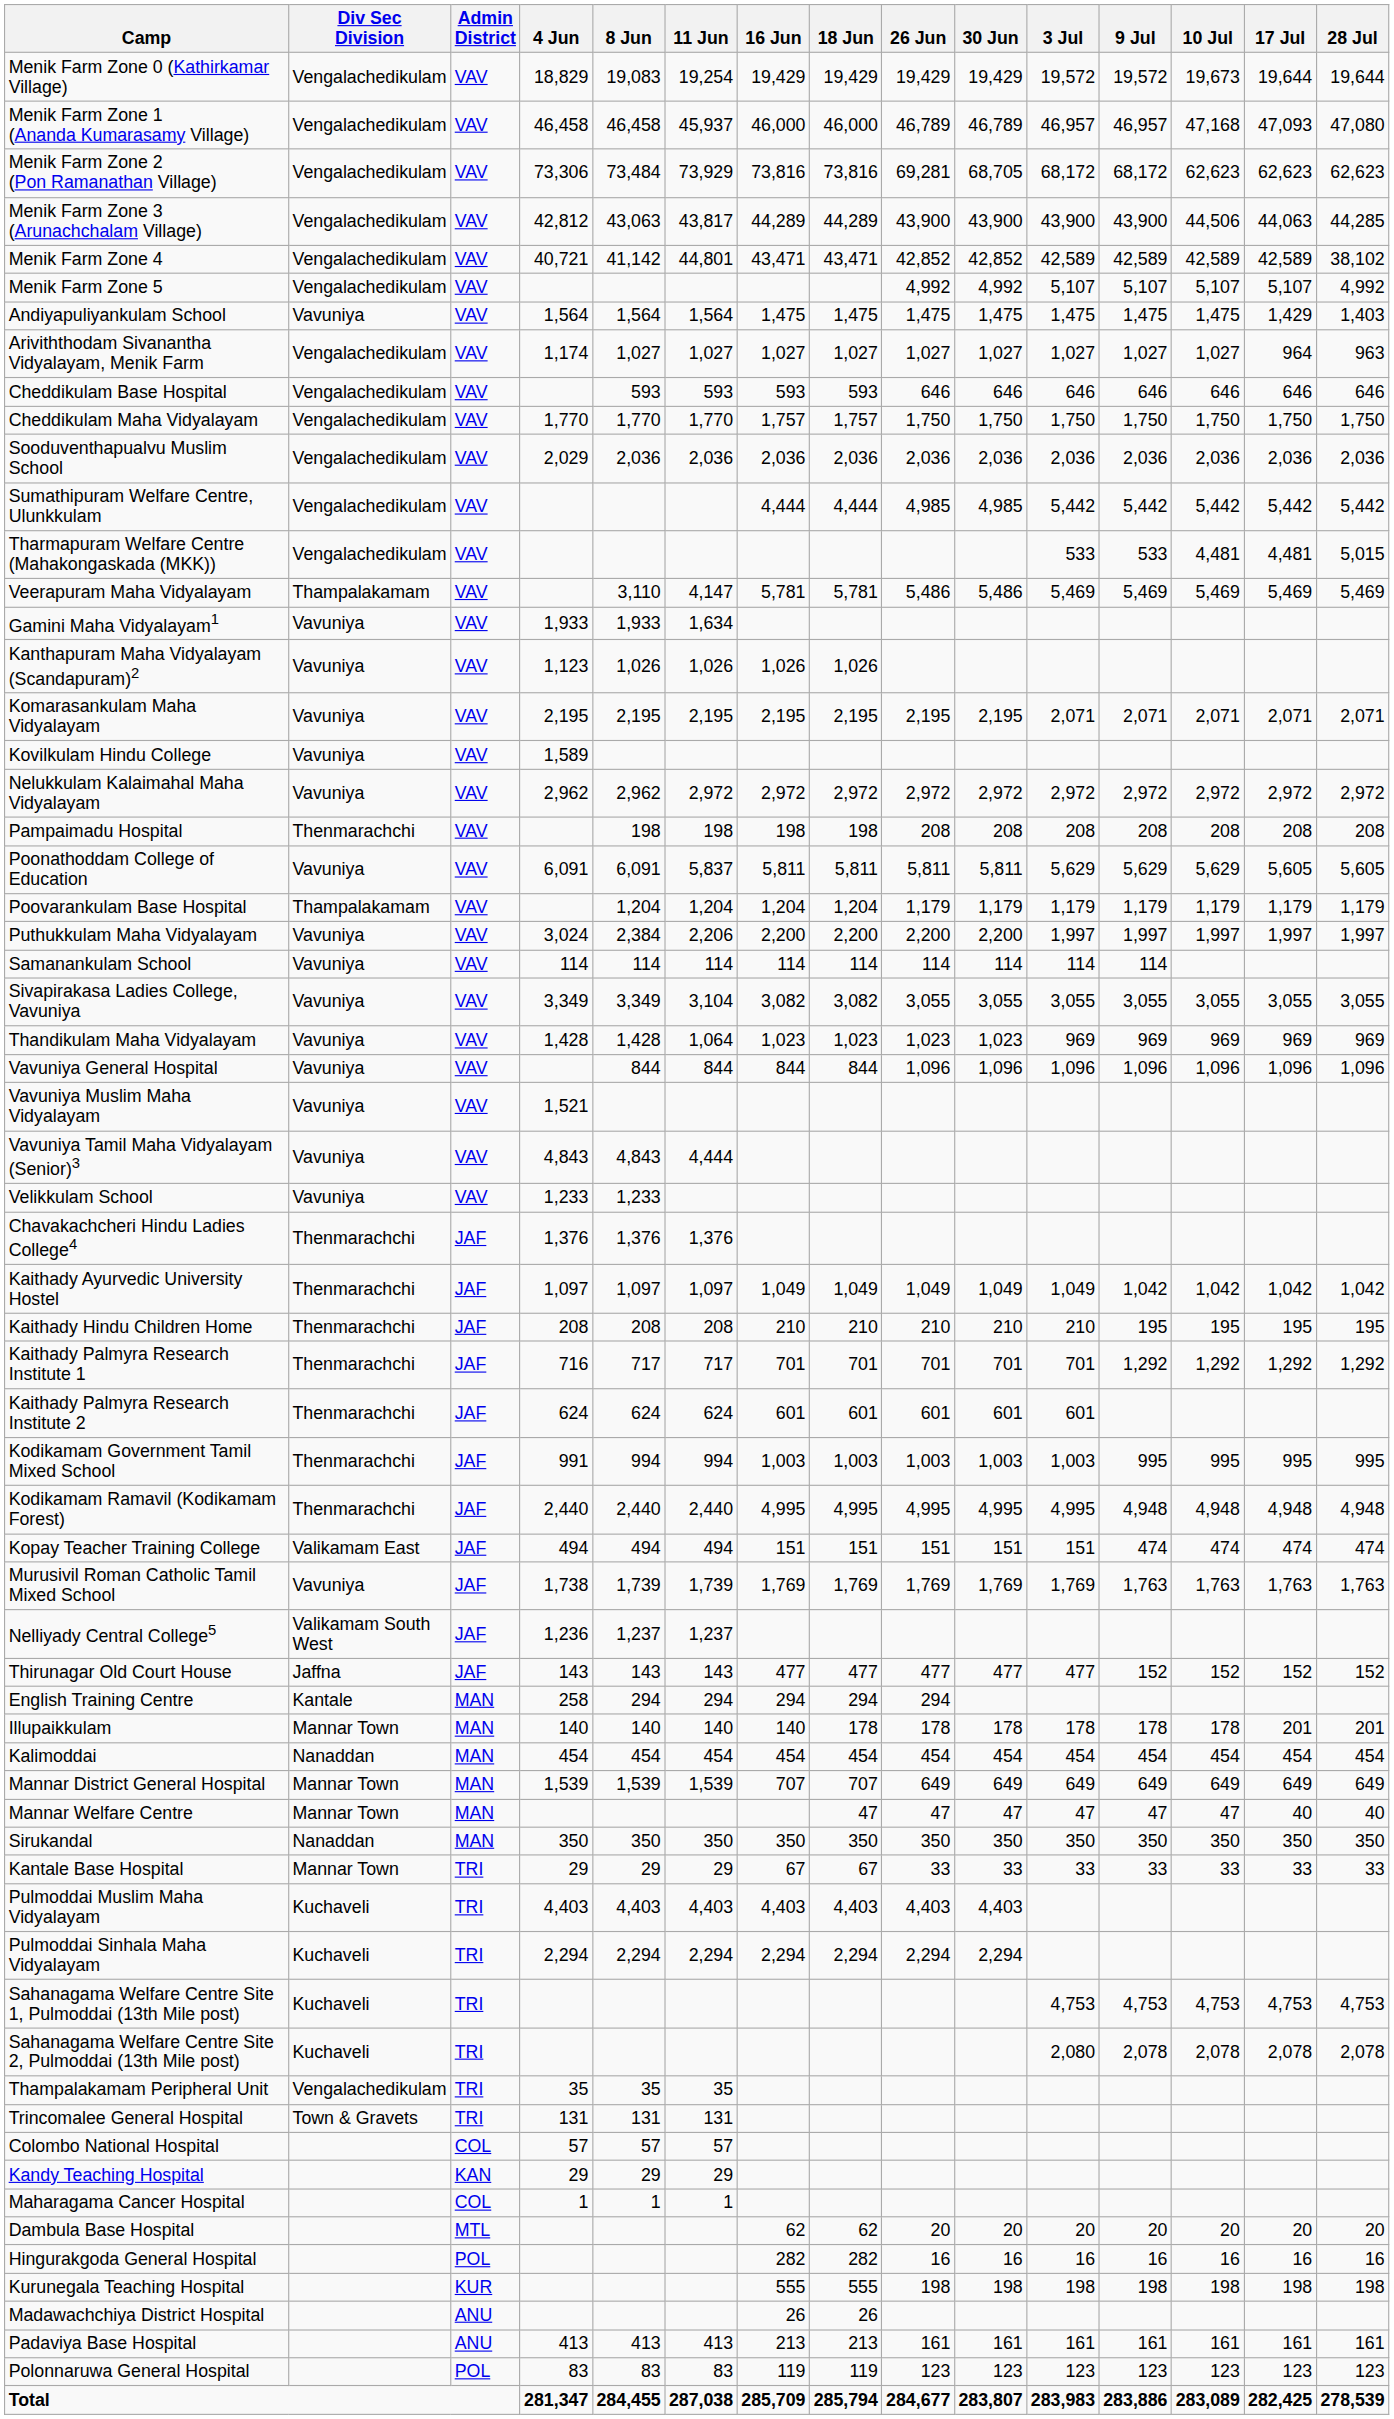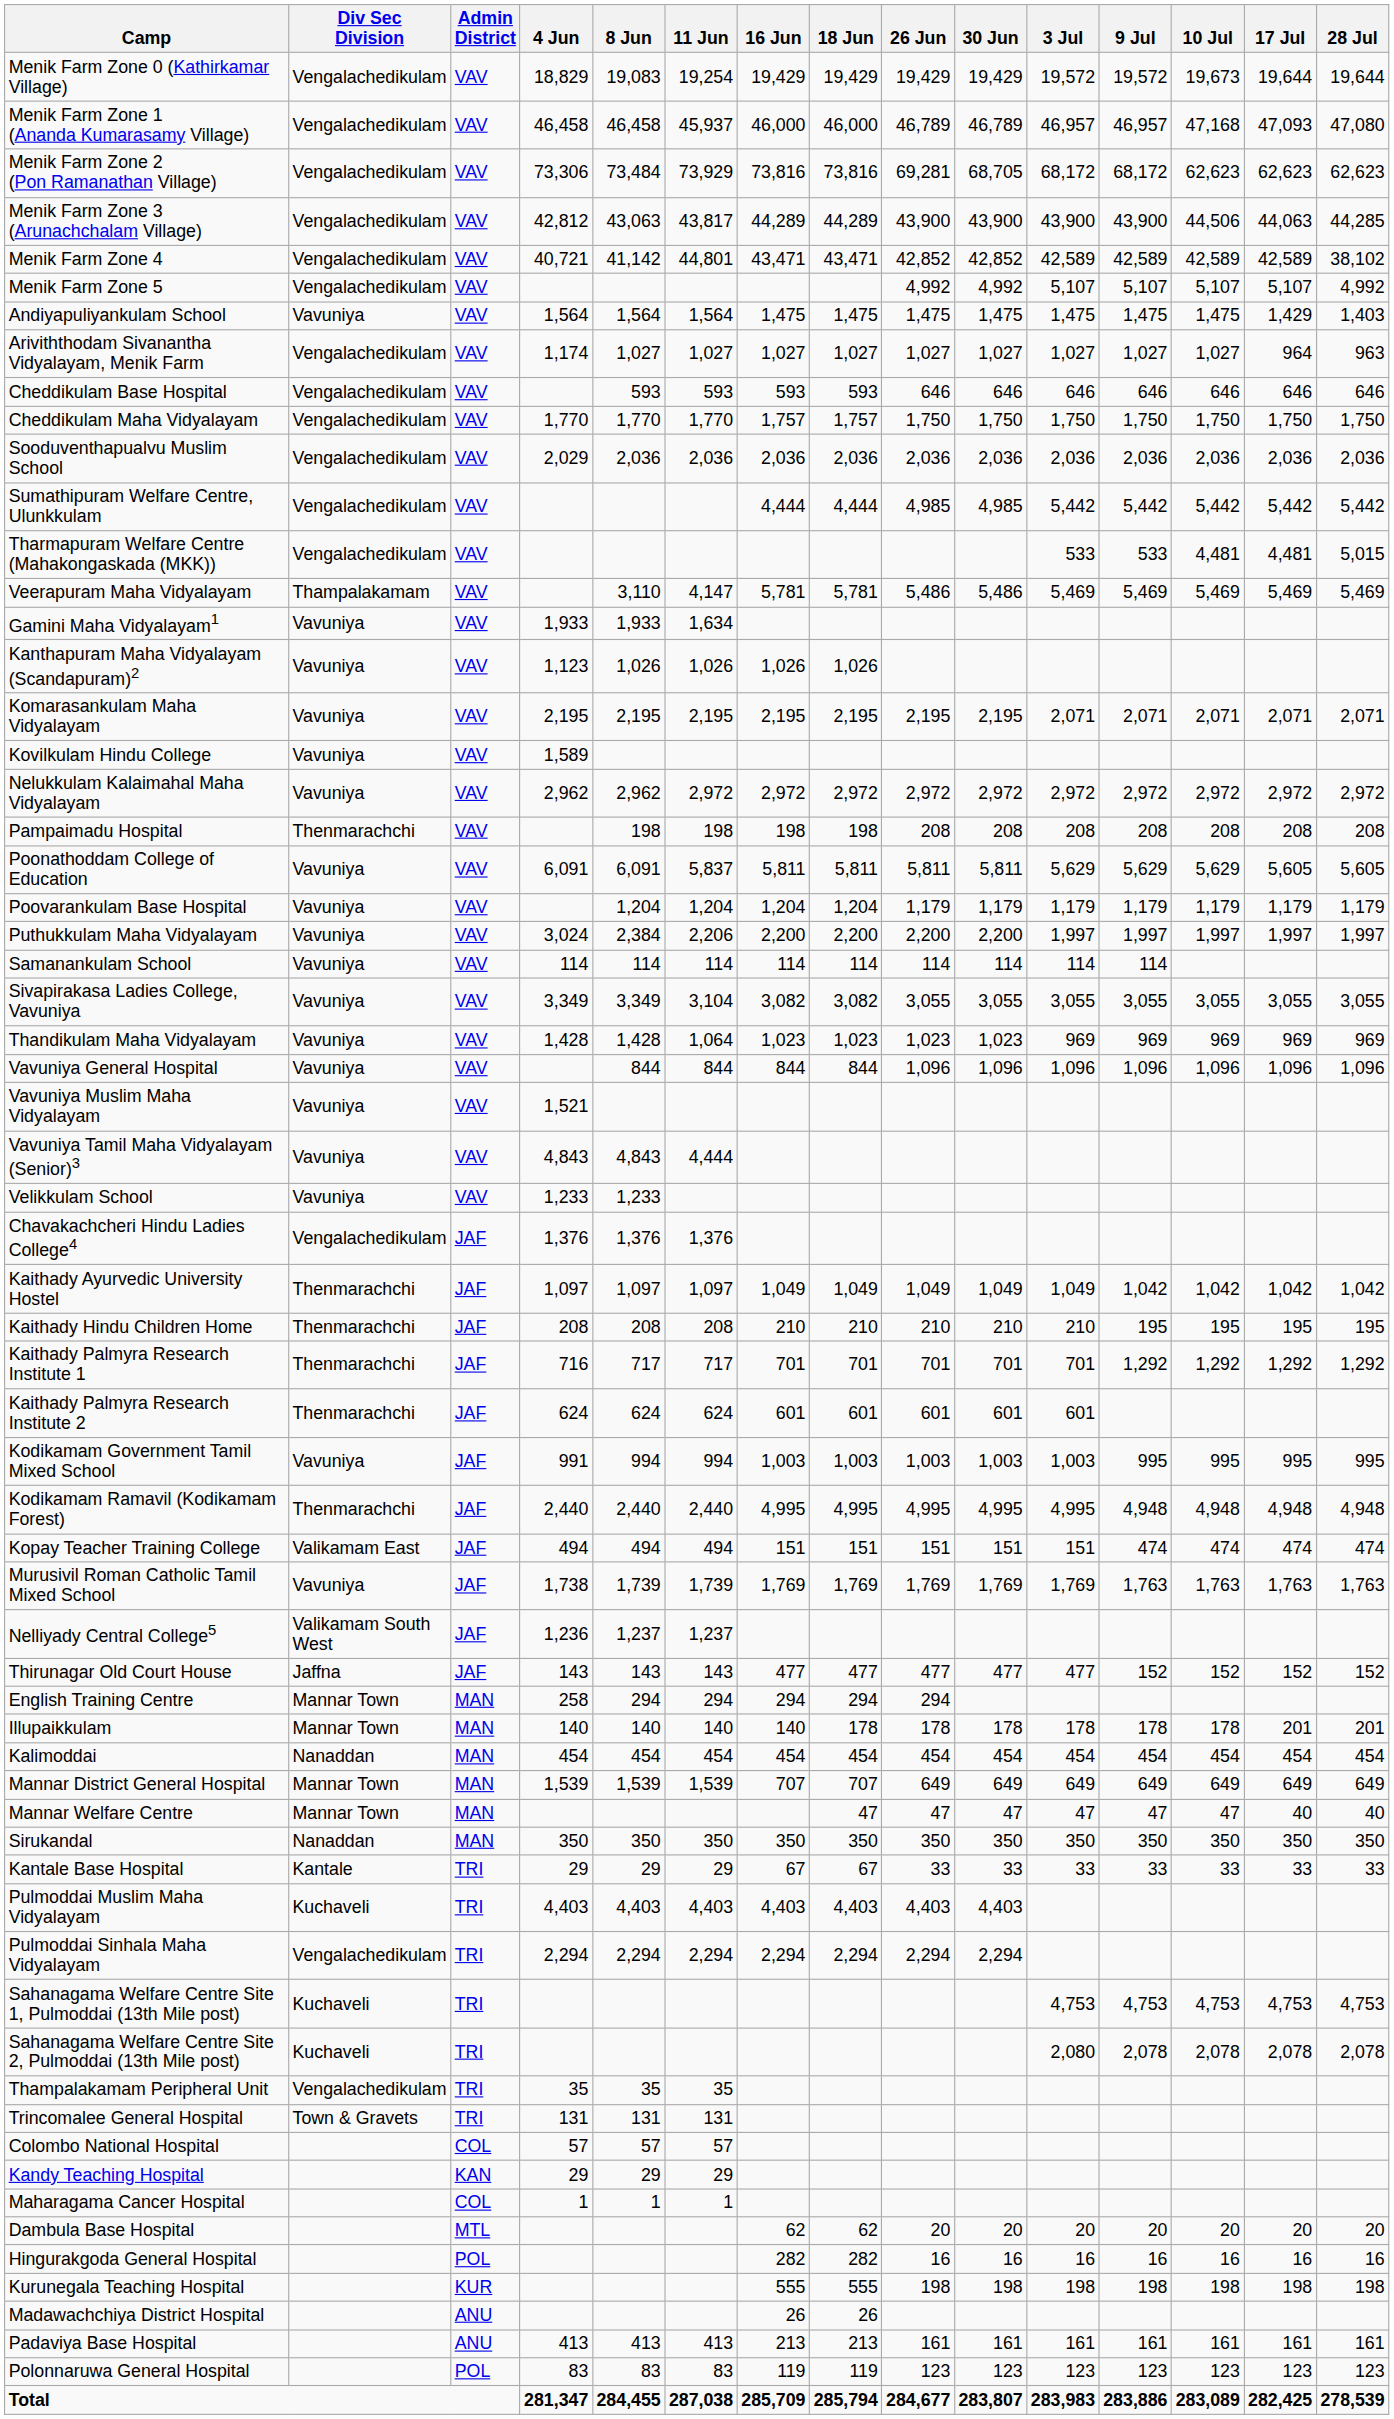(361, 907) Thampalakamam -> (328, 907) Vavuniya
(354, 1238) Thenmarachchi -> (370, 1238) Vengalachedikulam
(354, 1461) Thenmarachchi -> (328, 1461) Vavuniya
(323, 1700) Kantale -> (346, 1700) Mannar Town
(346, 1869) Mannar Town -> (323, 1869) Kantale
(331, 1955) Kuchaveli -> (370, 1955) Vengalachedikulam
